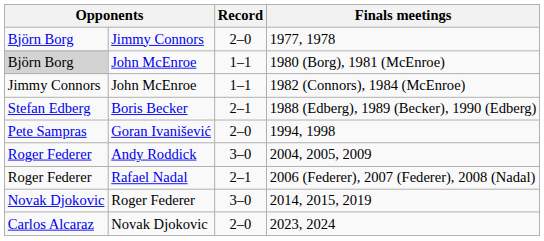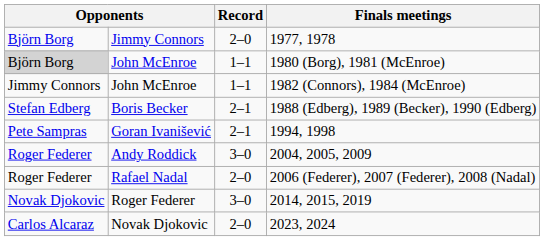(240, 131) 2–0 -> (240, 131) 2–1
(240, 177) 2–1 -> (240, 177) 2–0
